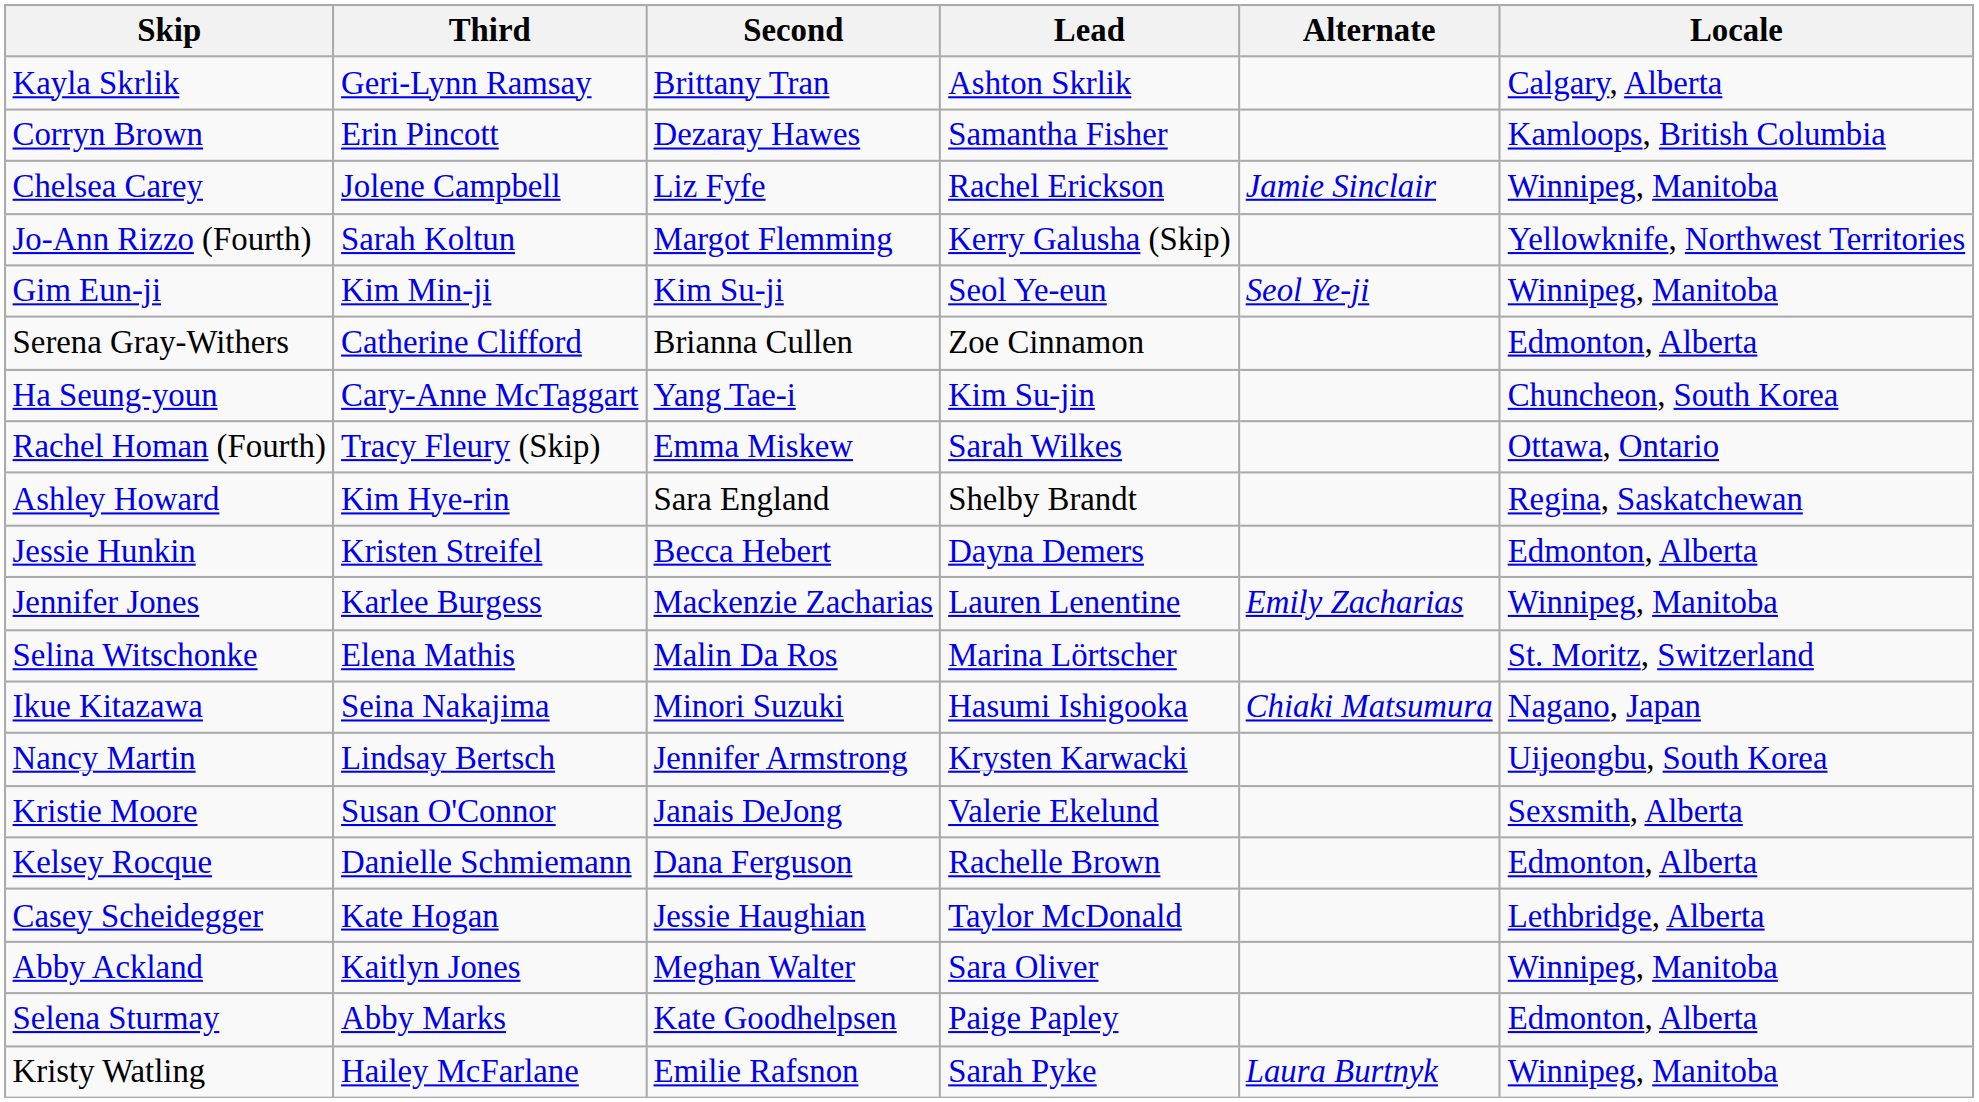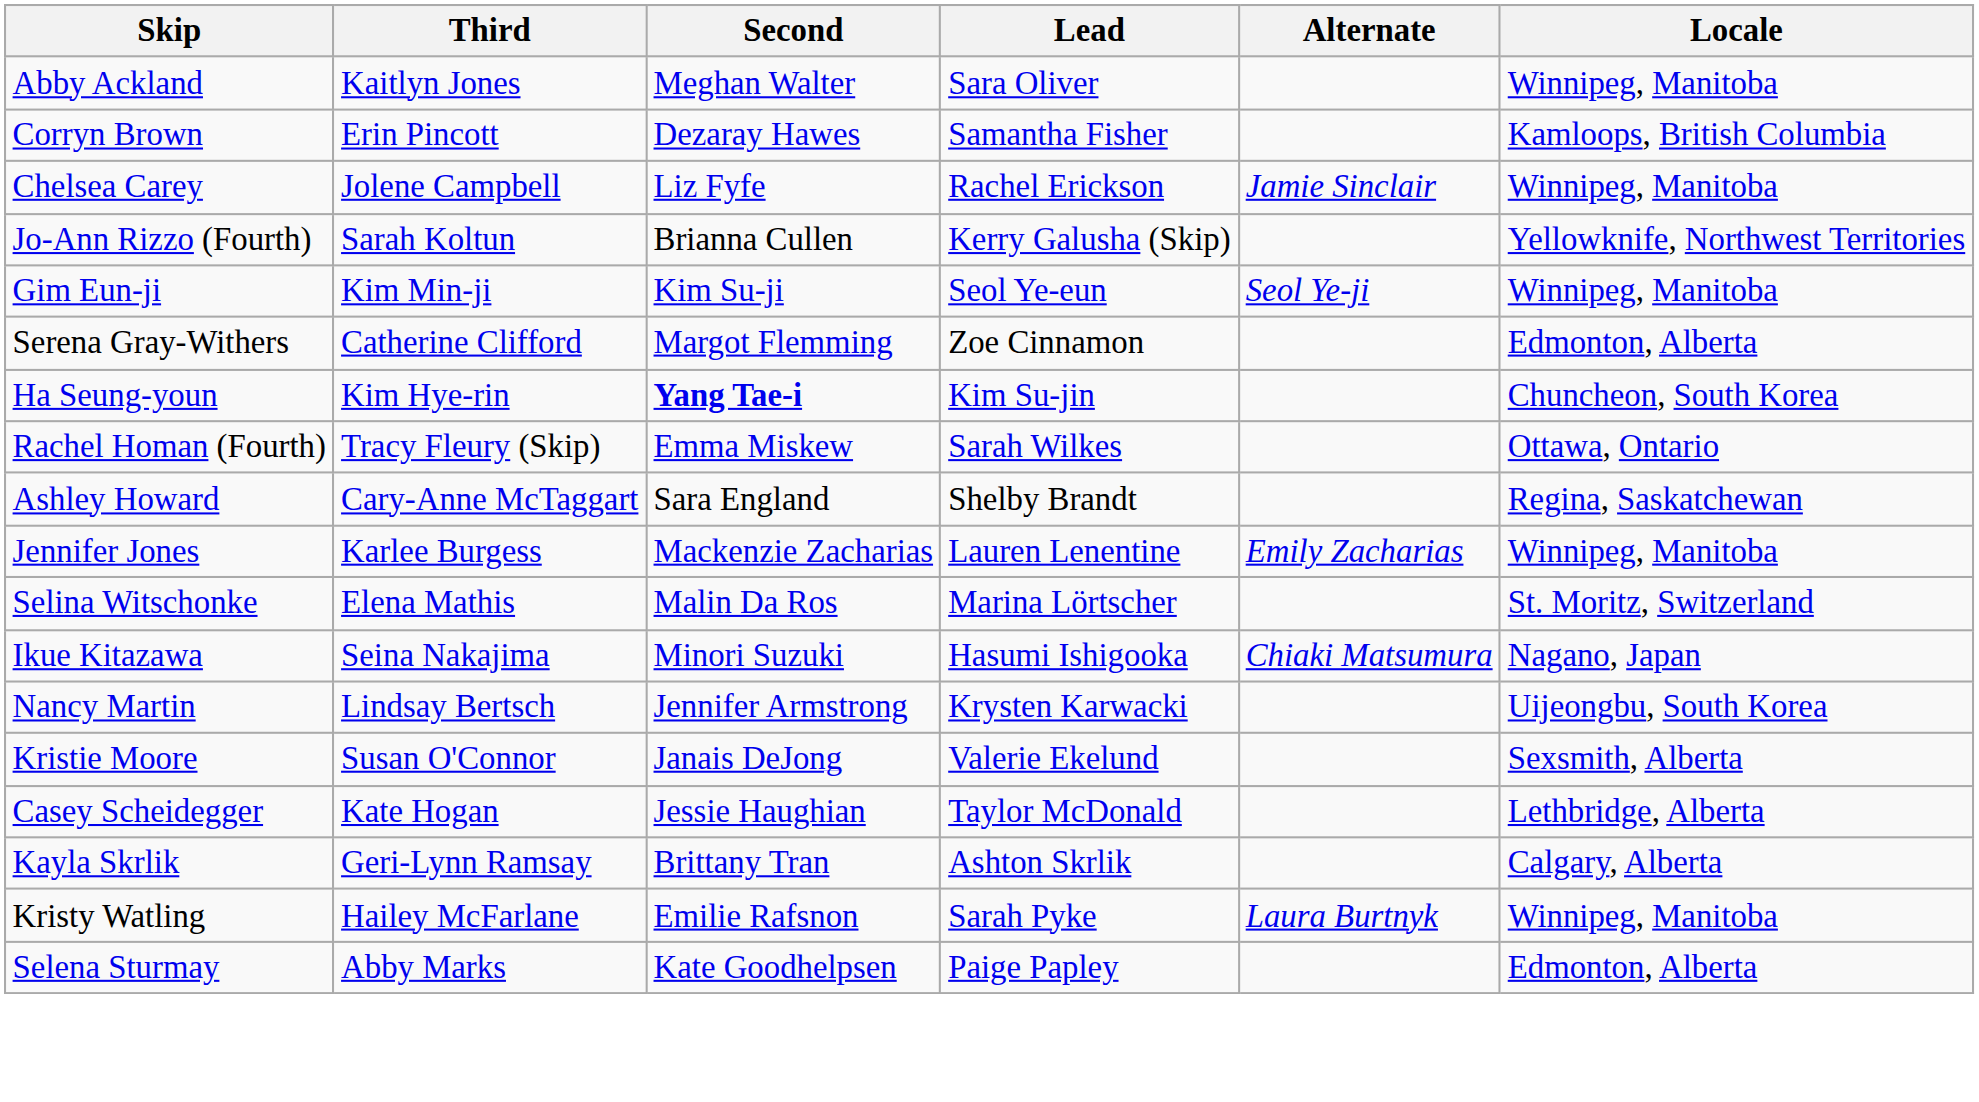rows swapped: (108, 966) <-> (96, 82)
(773, 238) Margot Flemming -> (753, 238) Brianna Cullen
(753, 342) Brianna Cullen -> (773, 342) Margot Flemming
(490, 394) Cary-Anne McTaggart -> (425, 394) Kim Hye-rin
(725, 394) normal -> (728, 394) bold
(425, 498) Kim Hye-rin -> (490, 498) Cary-Anne McTaggart
- row: (104, 550)
- row: (112, 862)
rows swapped: (116, 1018) <-> (109, 1070)
